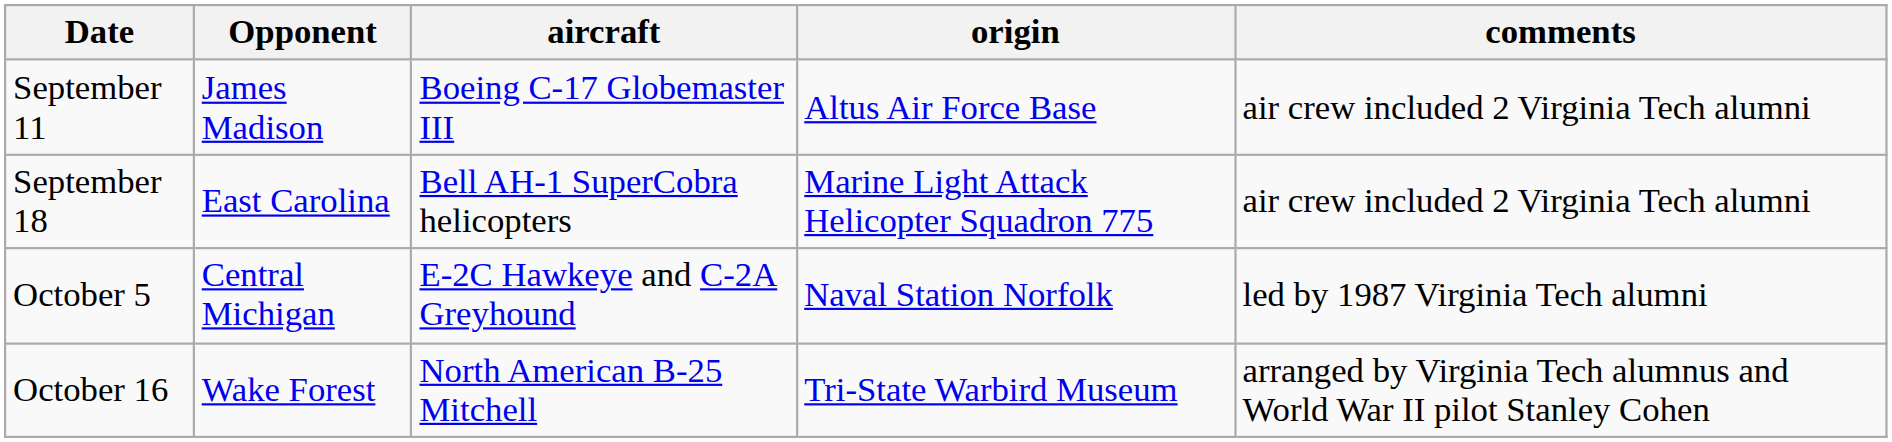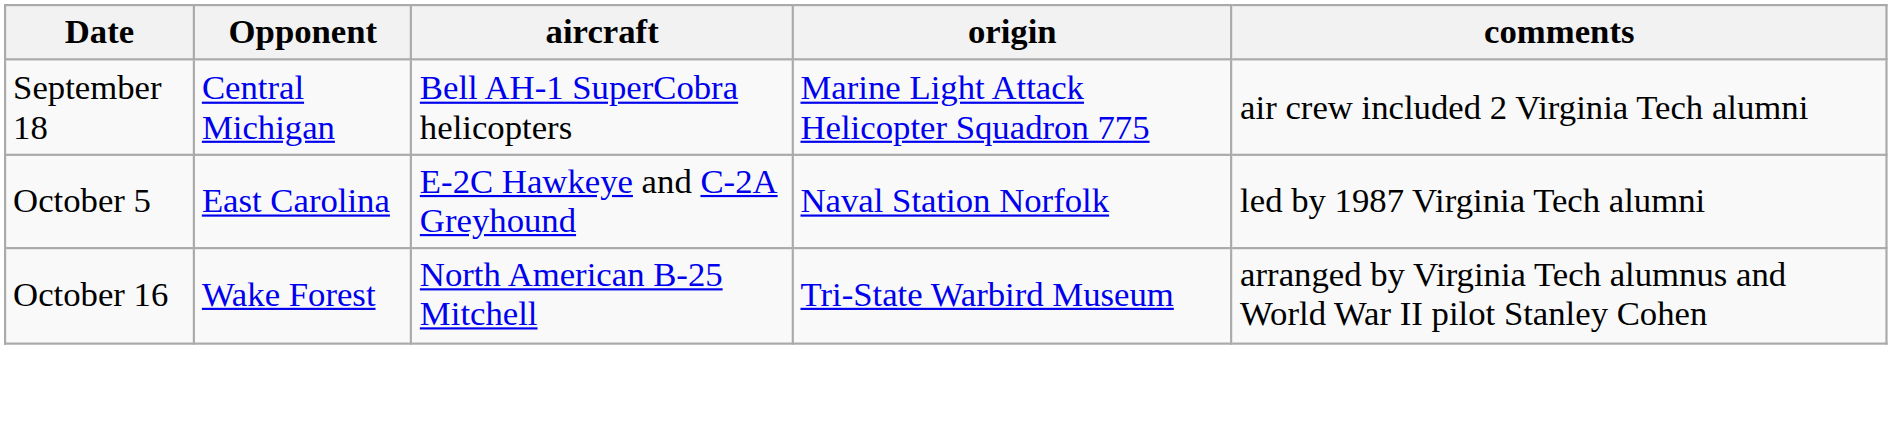- row: (87, 106)
(296, 200) East Carolina -> (268, 106) Central Michigan
(268, 294) Central Michigan -> (296, 200) East Carolina
